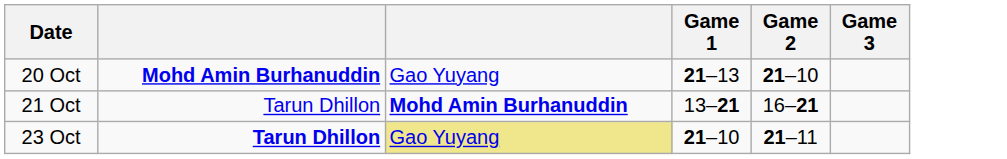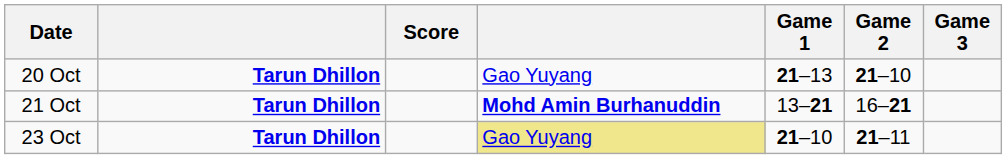+ column: (431, 32)
(261, 75) Mohd Amin Burhanuddin -> (316, 75) Tarun Dhillon
(322, 106) normal -> (316, 106) bold
